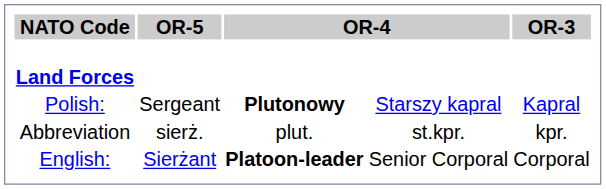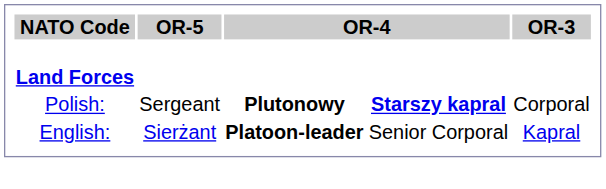(438, 104) normal -> (438, 104) bold
(552, 104) Kapral -> (552, 104) Corporal
- row: (75, 132)
(552, 159) Corporal -> (552, 132) Kapral
